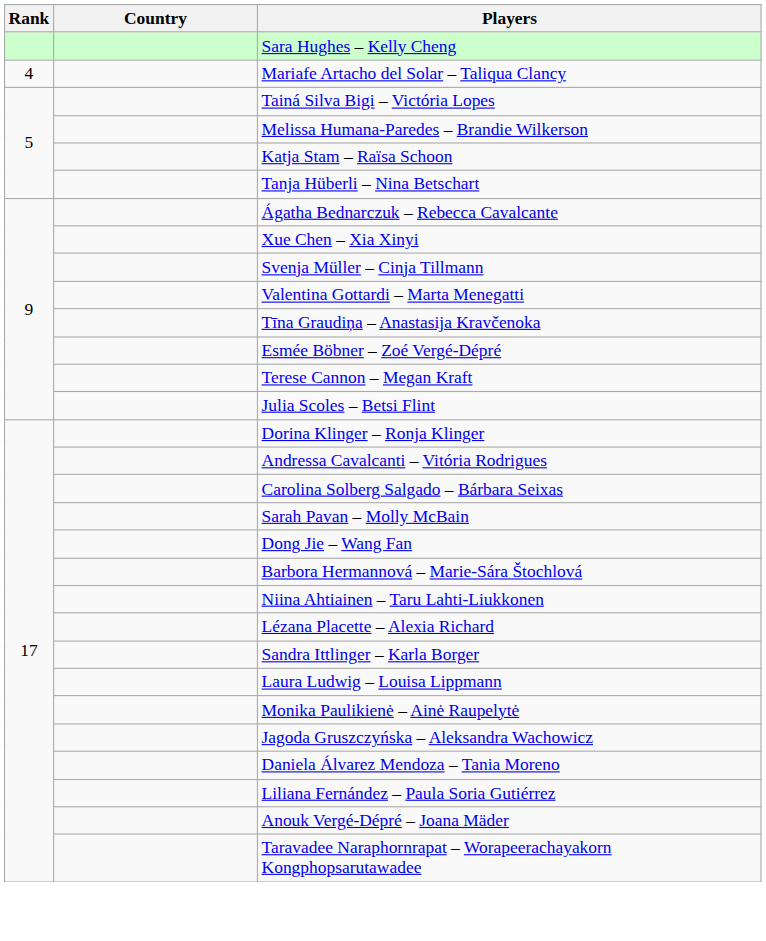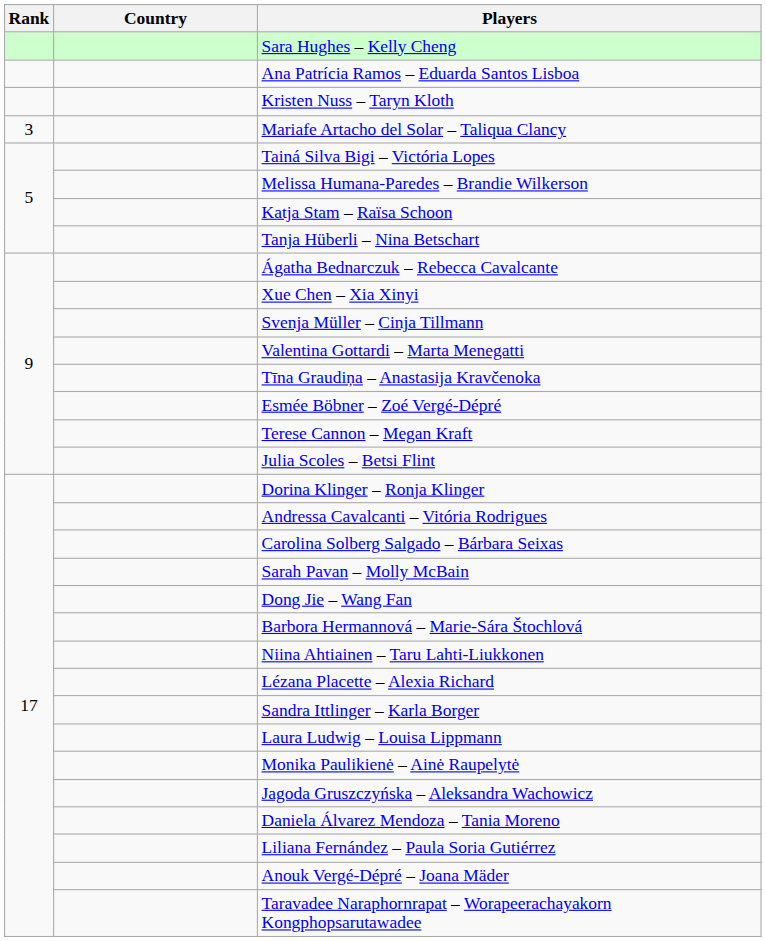+ row: (420, 73)
+ row: (358, 101)
(29, 73) 4 -> (29, 128) 3
